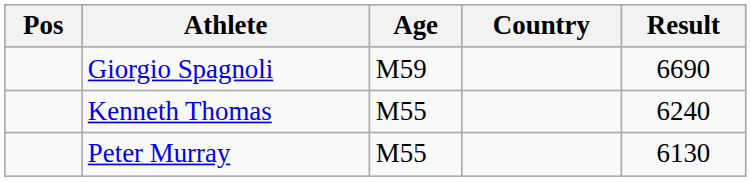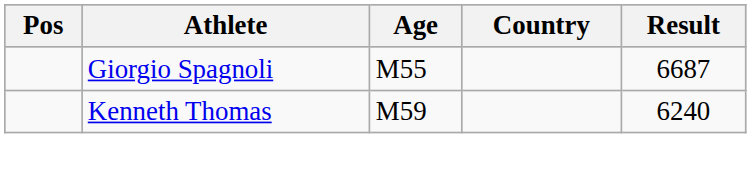(401, 68) M59 -> (401, 68) M55
(683, 68) 6690 -> (683, 68) 6687
(401, 111) M55 -> (401, 111) M59
- row: (159, 153)
